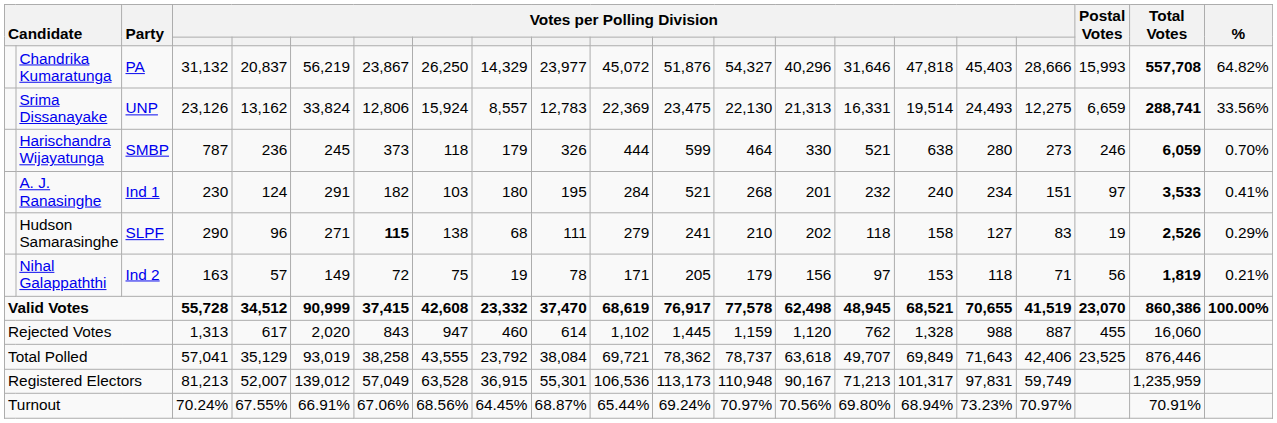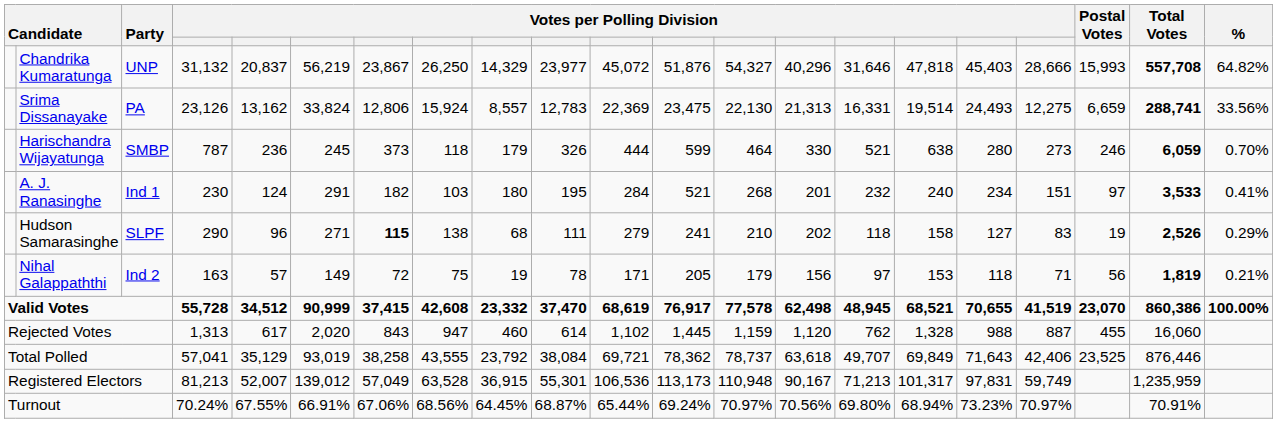(135, 66) PA -> (142, 66) UNP
(142, 108) UNP -> (135, 108) PA
